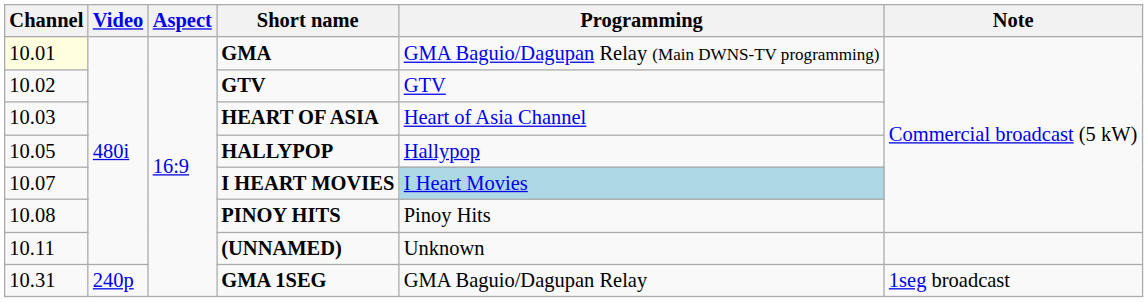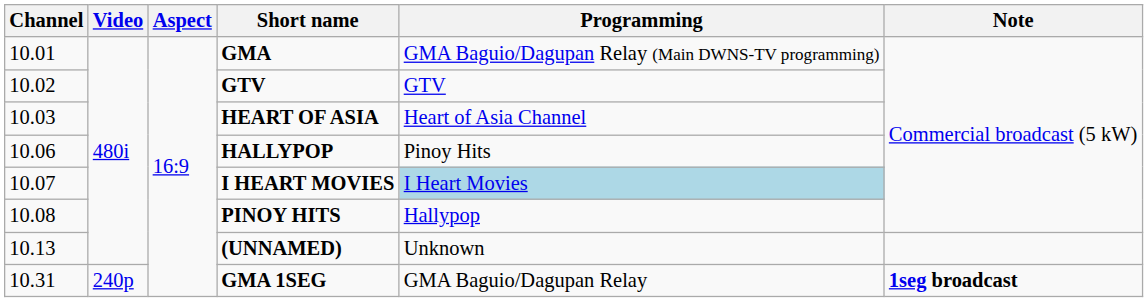(32, 53) lightyellow background -> (32, 53) no background
(32, 150) 10.05 -> (32, 150) 10.06
(442, 150) Hallypop -> (447, 150) Pinoy Hits
(447, 215) Pinoy Hits -> (442, 215) Hallypop
(32, 248) 10.11 -> (32, 248) 10.13
(949, 280) normal -> (953, 280) bold
